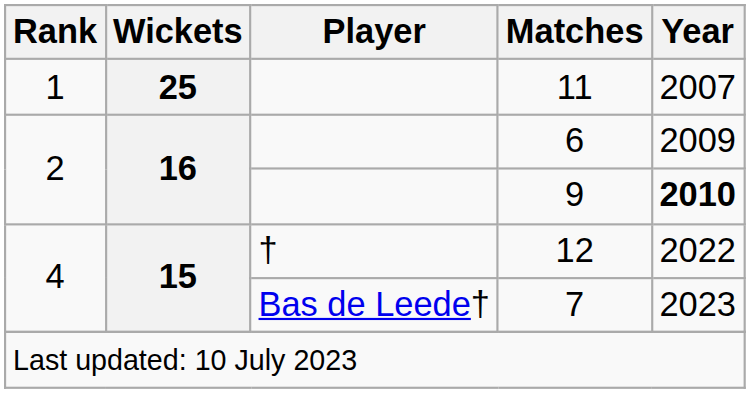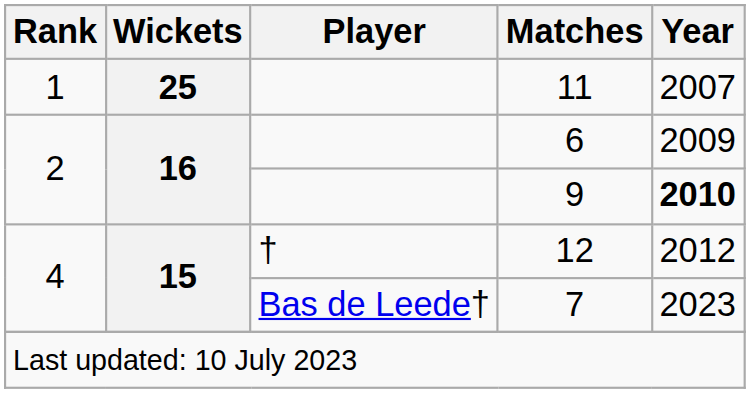(698, 250) 2022 -> (698, 250) 2012
